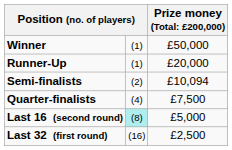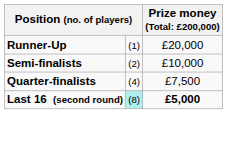- row: (26, 44)
(188, 81) £10,094 -> (183, 63) £10,000
(188, 117) normal -> (183, 99) bold
- row: (57, 136)
